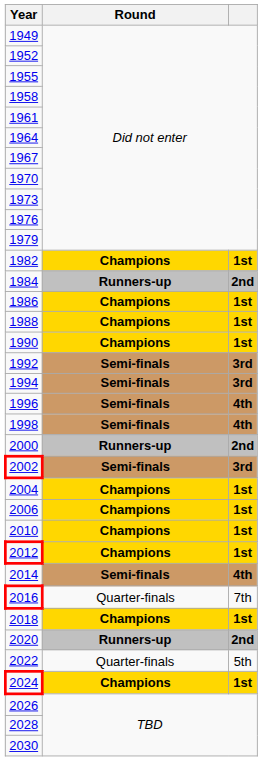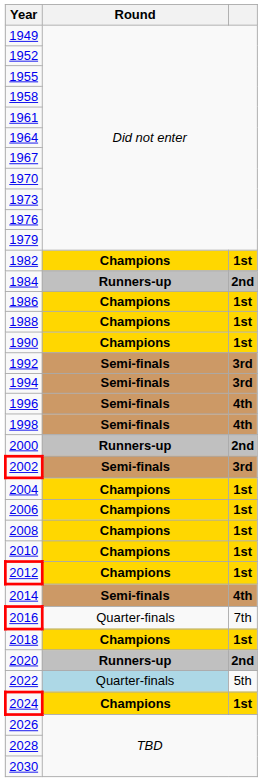+ row: (24, 531)
(135, 661) no background -> (135, 682) lightblue background
